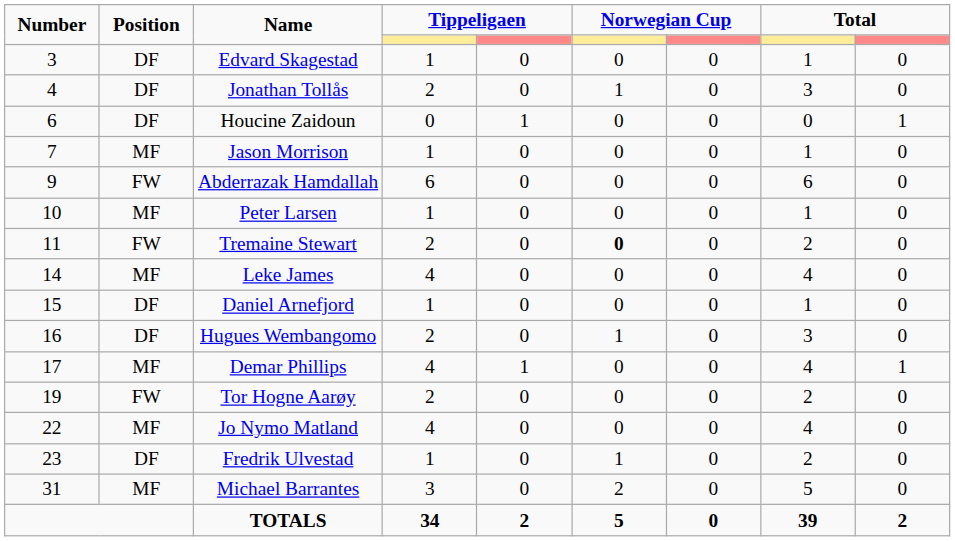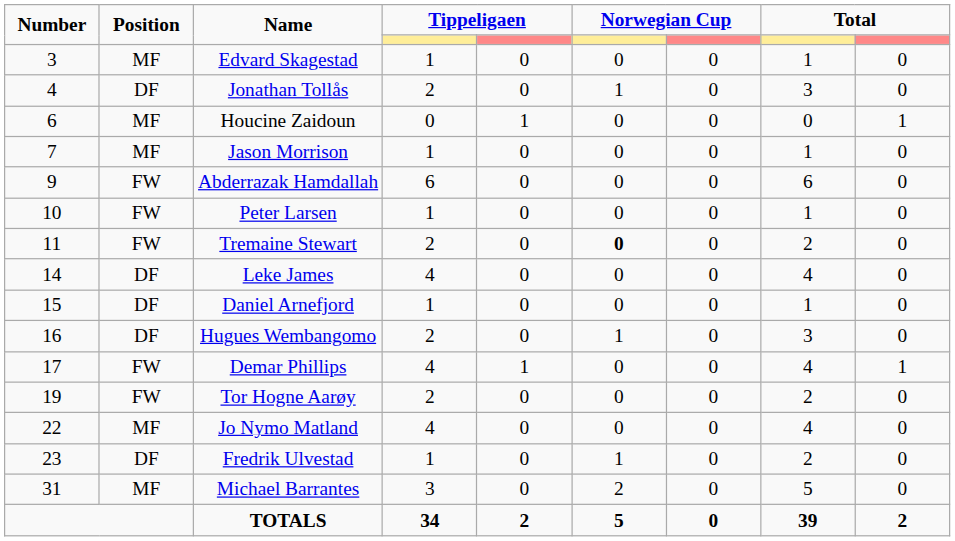(146, 59) DF -> (146, 59) MF
(146, 120) DF -> (146, 120) MF
(146, 212) MF -> (146, 212) FW
(146, 274) MF -> (146, 274) DF
(146, 366) MF -> (146, 366) FW
